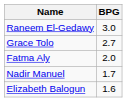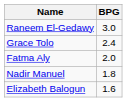(109, 43) 2.7 -> (109, 43) 2.4
(109, 74) 1.7 -> (109, 74) 1.8
